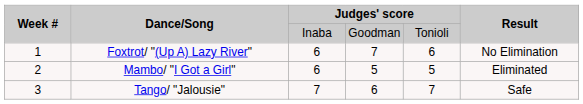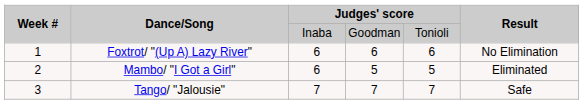(374, 52) 7 -> (374, 52) 6
(374, 89) 6 -> (374, 89) 7
